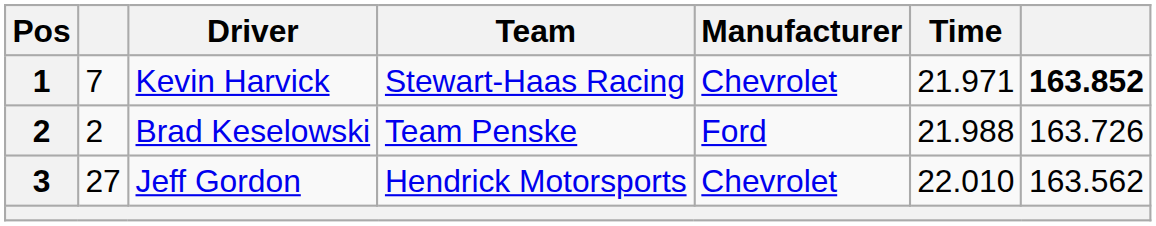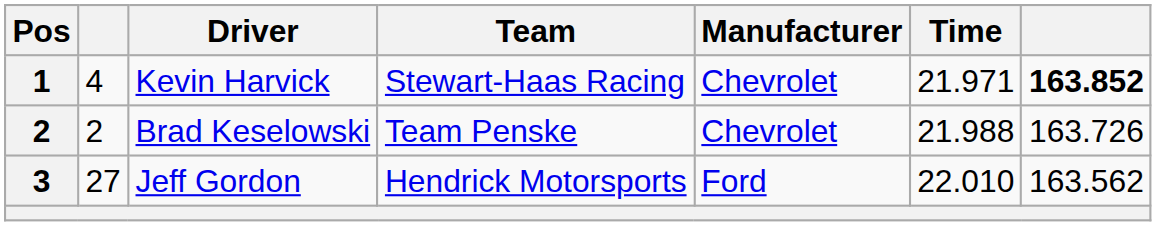(94, 81) 7 -> (94, 81) 4
(734, 131) Ford -> (769, 131) Chevrolet
(769, 181) Chevrolet -> (734, 181) Ford
